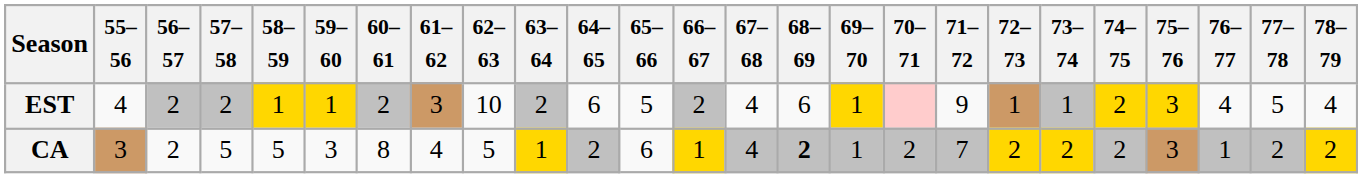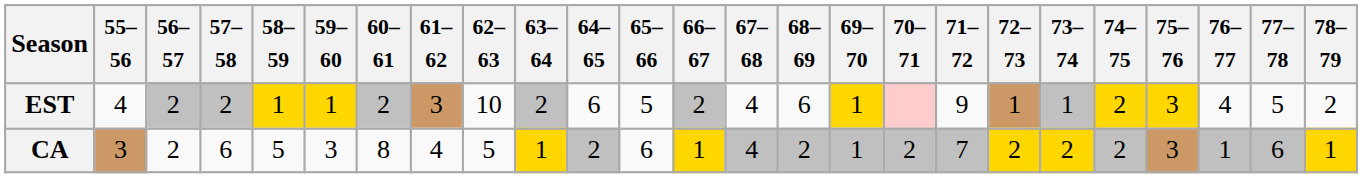(1330, 104) 4 -> (1330, 104) 2
(226, 149) 5 -> (226, 149) 6
(804, 149) bold -> (804, 149) normal
(1278, 149) 2 -> (1278, 149) 6
(1330, 149) 2 -> (1330, 149) 1
